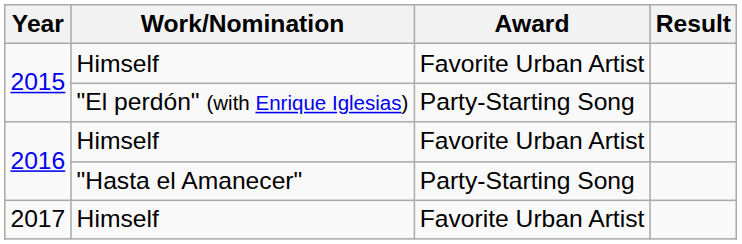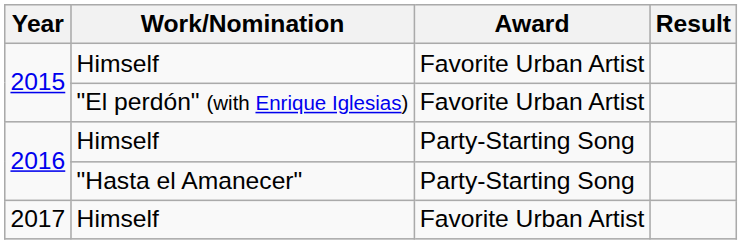(527, 102) Party-Starting Song -> (532, 102) Favorite Urban Artist
(532, 141) Favorite Urban Artist -> (527, 141) Party-Starting Song
